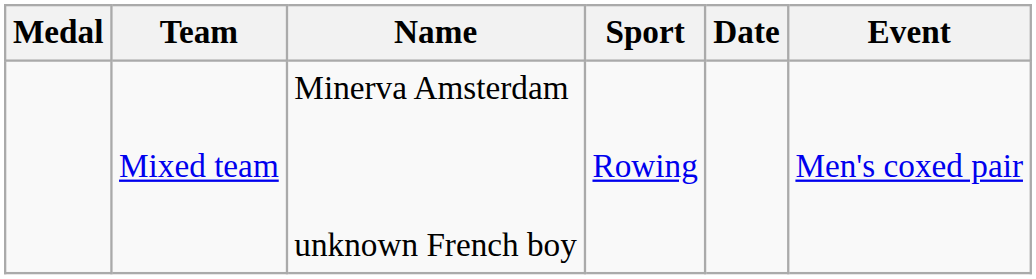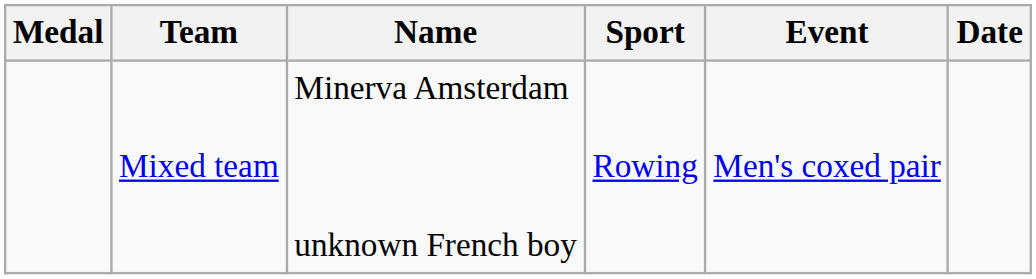columns swapped: (909, 32) <-> (747, 32)
